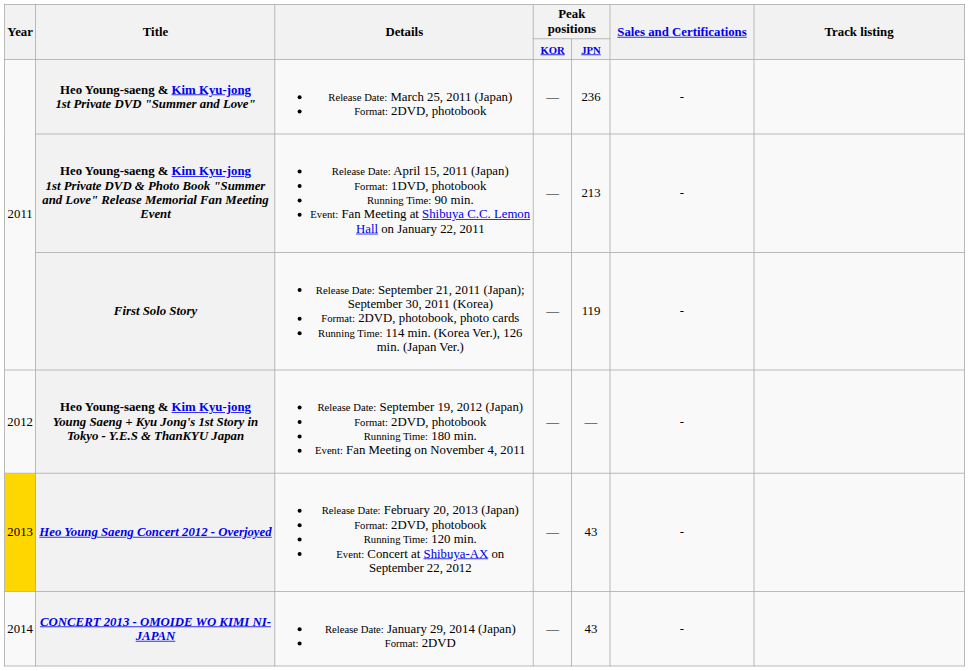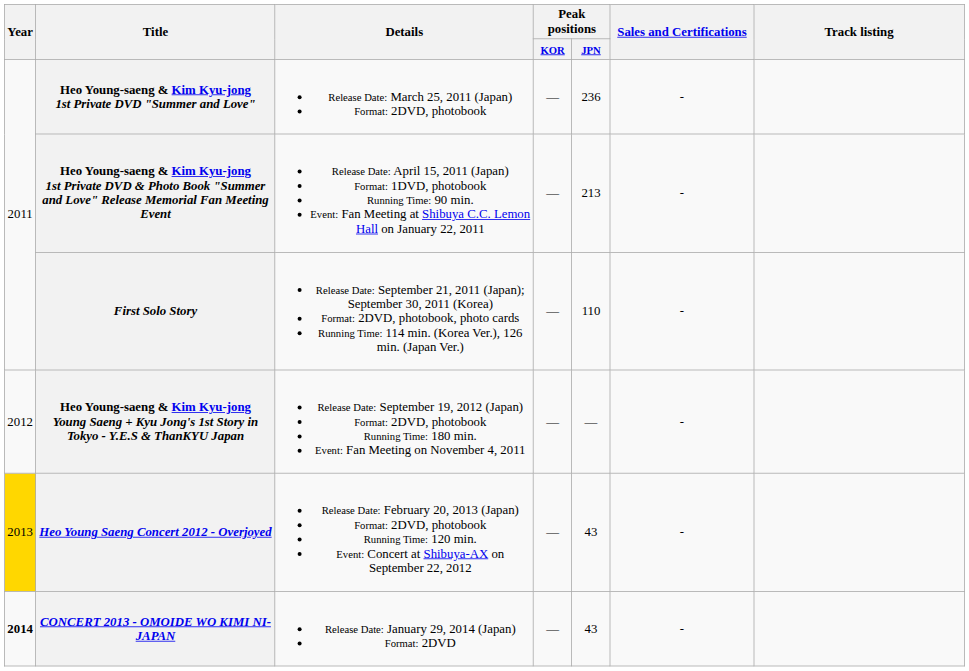(591, 311) 119 -> (591, 311) 110
(20, 628) normal -> (20, 628) bold
